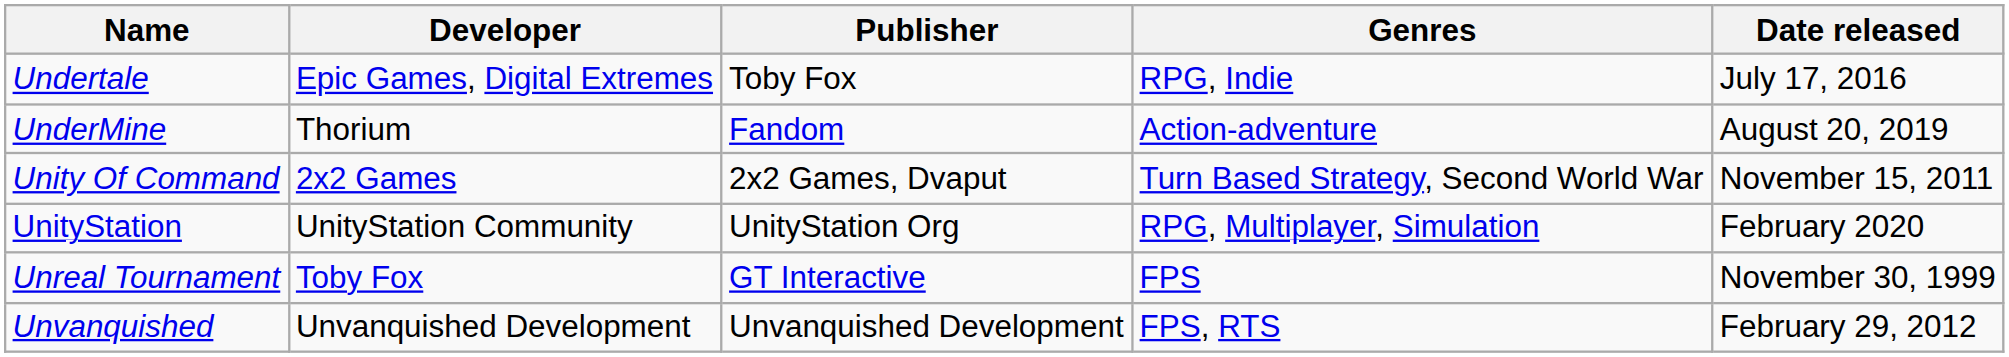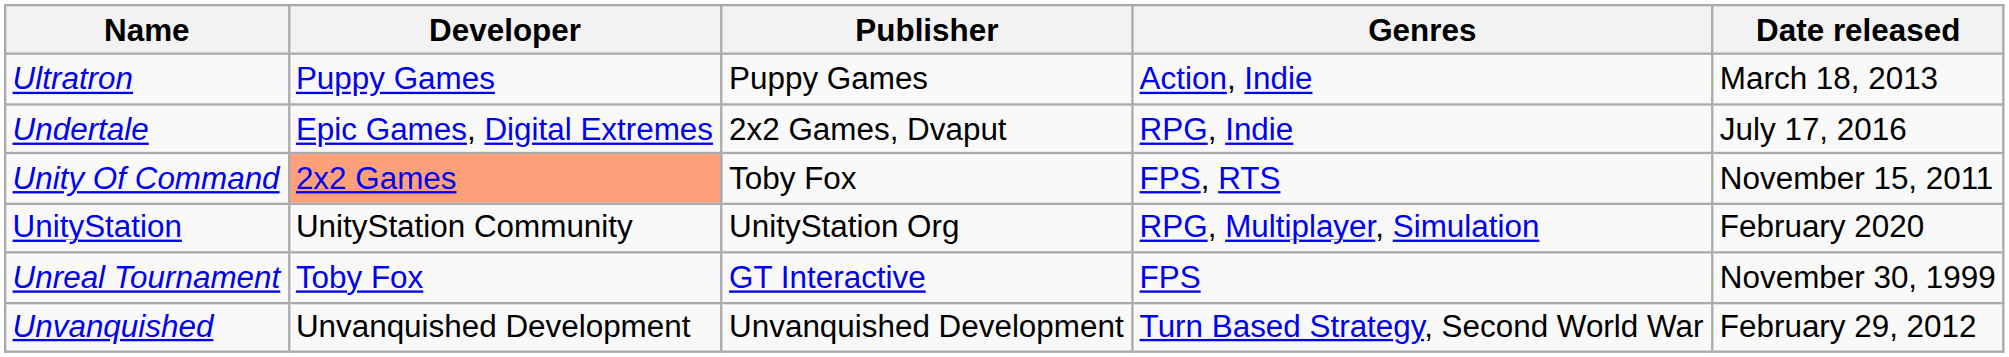+ row: (73, 79)
(793, 79) Toby Fox -> (868, 129) 2x2 Games, Dvaput
- row: (89, 129)
(376, 178) no background -> (376, 178) lightsalmon background
(868, 178) 2x2 Games, Dvaput -> (793, 178) Toby Fox
(1422, 178) Turn Based Strategy, Second World War -> (1210, 178) FPS, RTS
(1210, 327) FPS, RTS -> (1422, 327) Turn Based Strategy, Second World War
